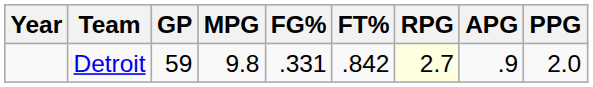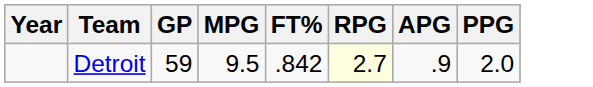- column: (299, 24)
(242, 63) 9.8 -> (242, 63) 9.5
